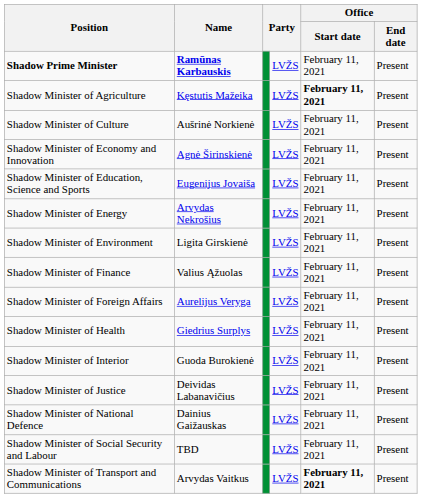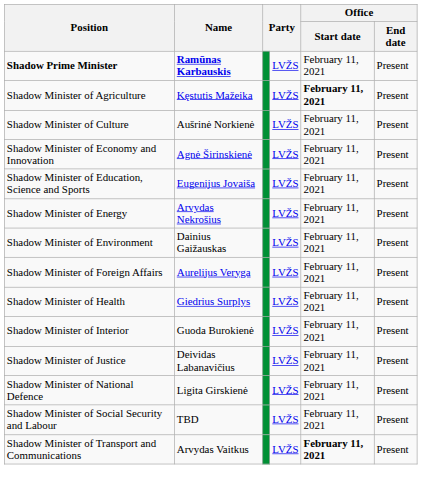(212, 242) Ligita Girskienė -> (202, 242) Dainius Gaižauskas
- row: (69, 272)
(202, 419) Dainius Gaižauskas -> (212, 390) Ligita Girskienė
